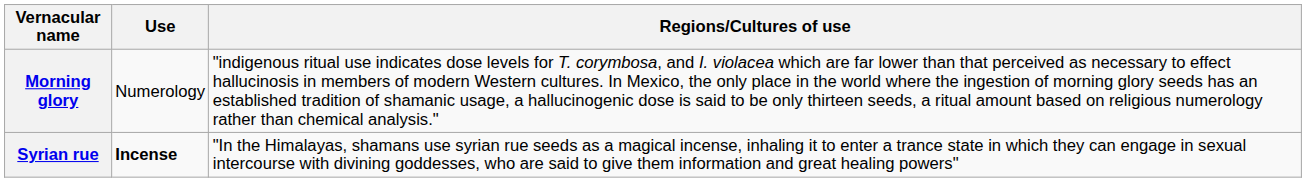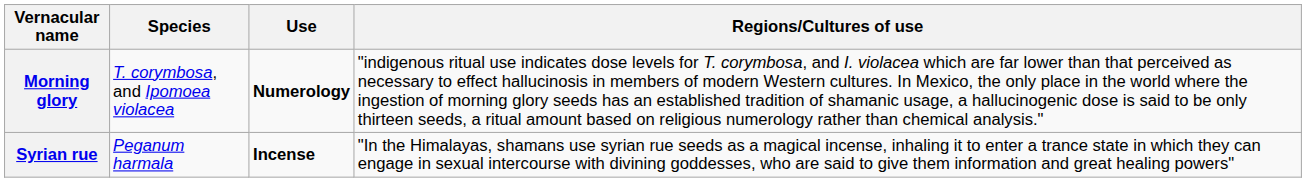+ column: (179, 27)
(160, 90) normal -> (302, 90) bold
